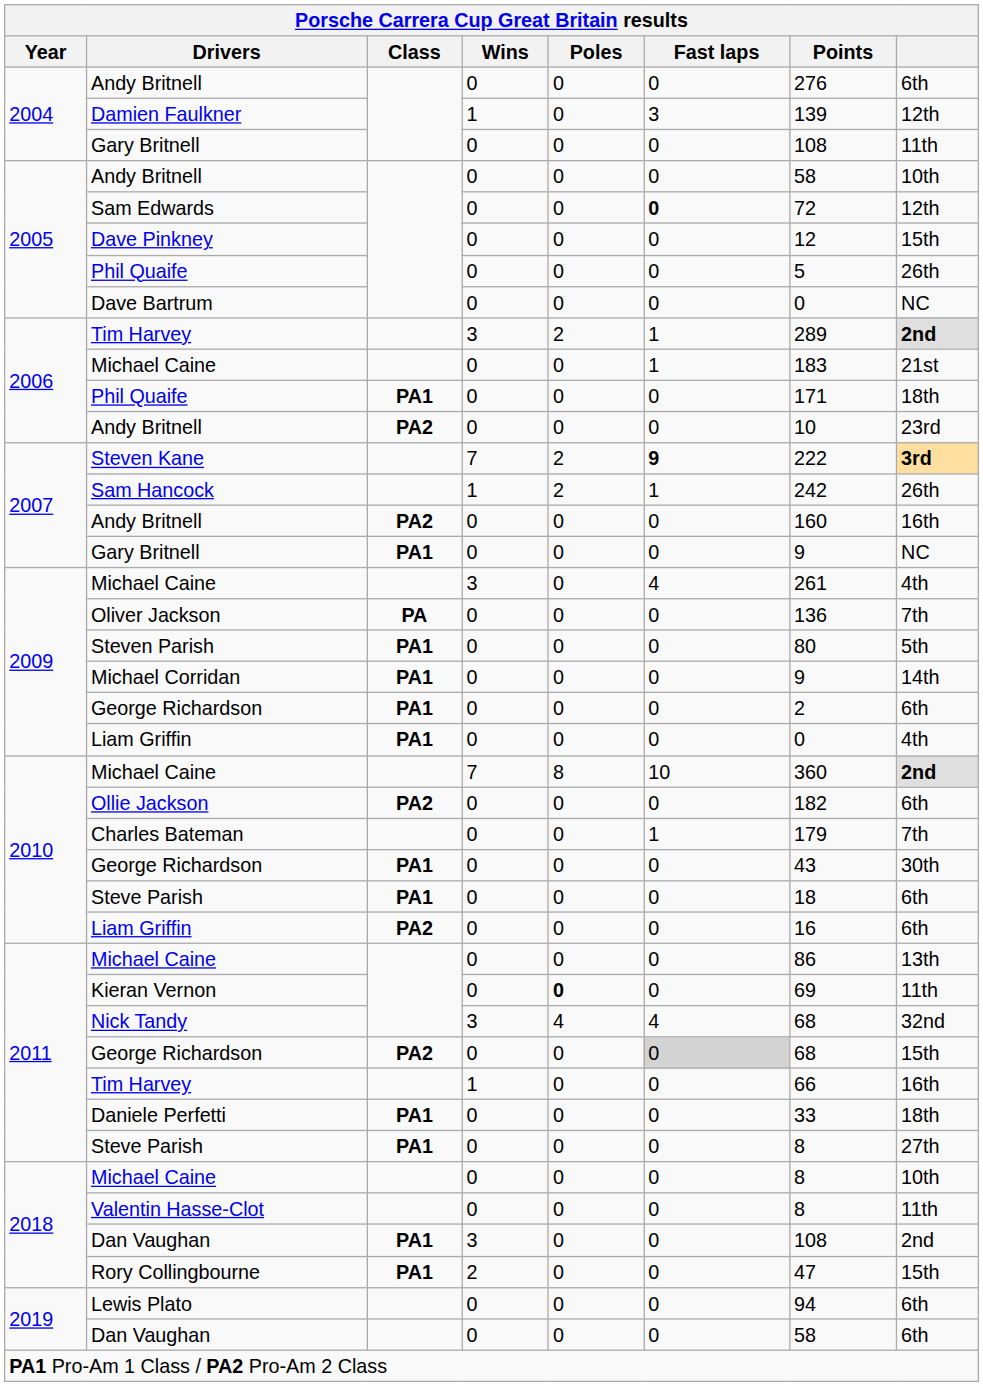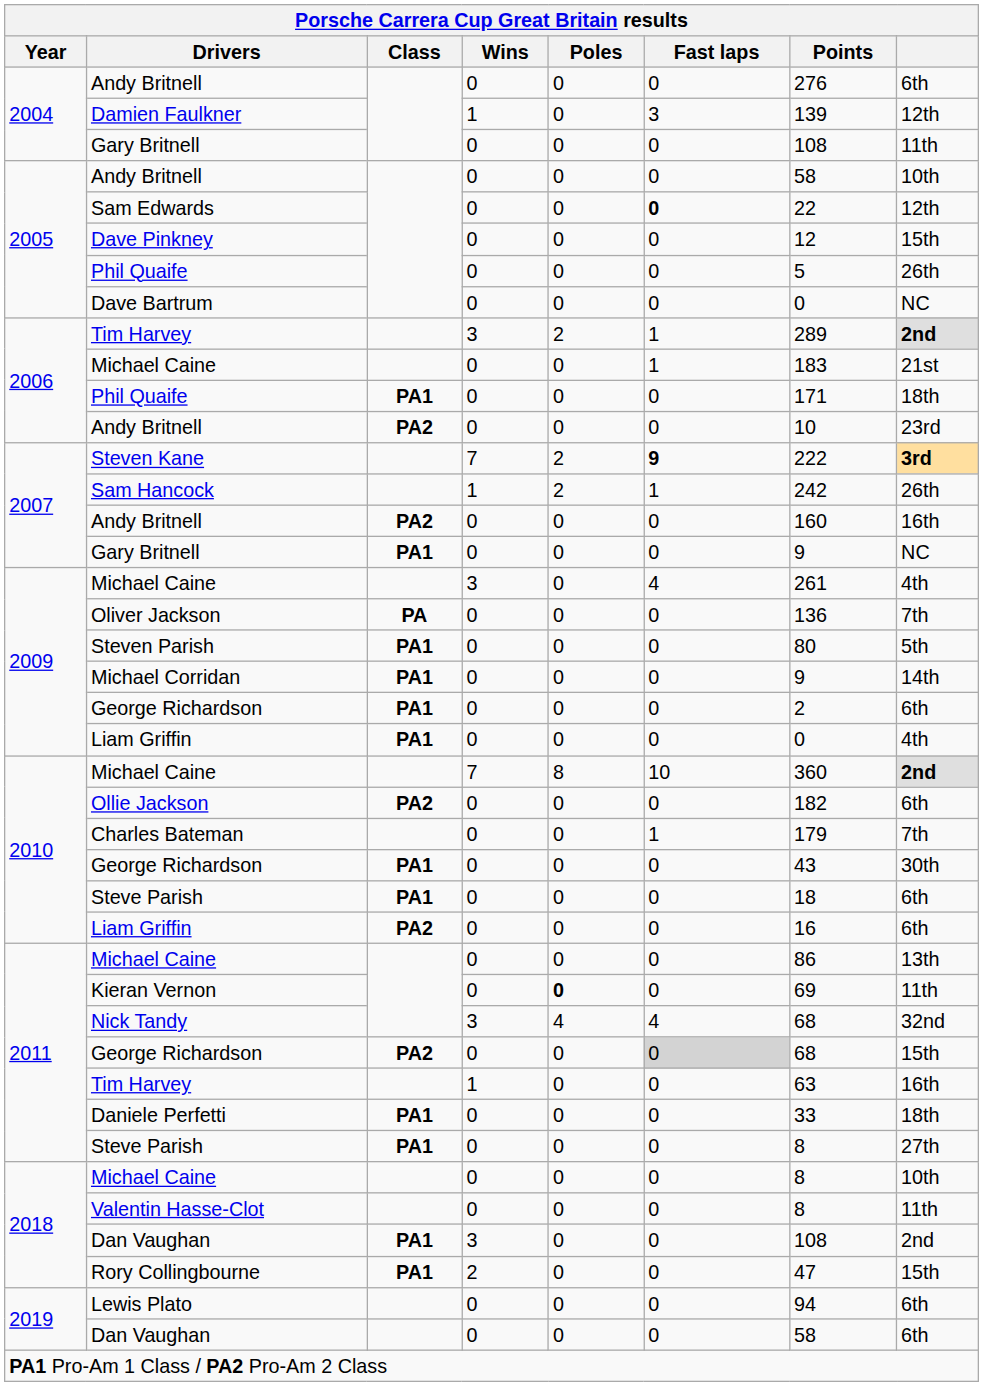(805, 208) 72 -> (805, 208) 22
(805, 1084) 66 -> (805, 1084) 63
